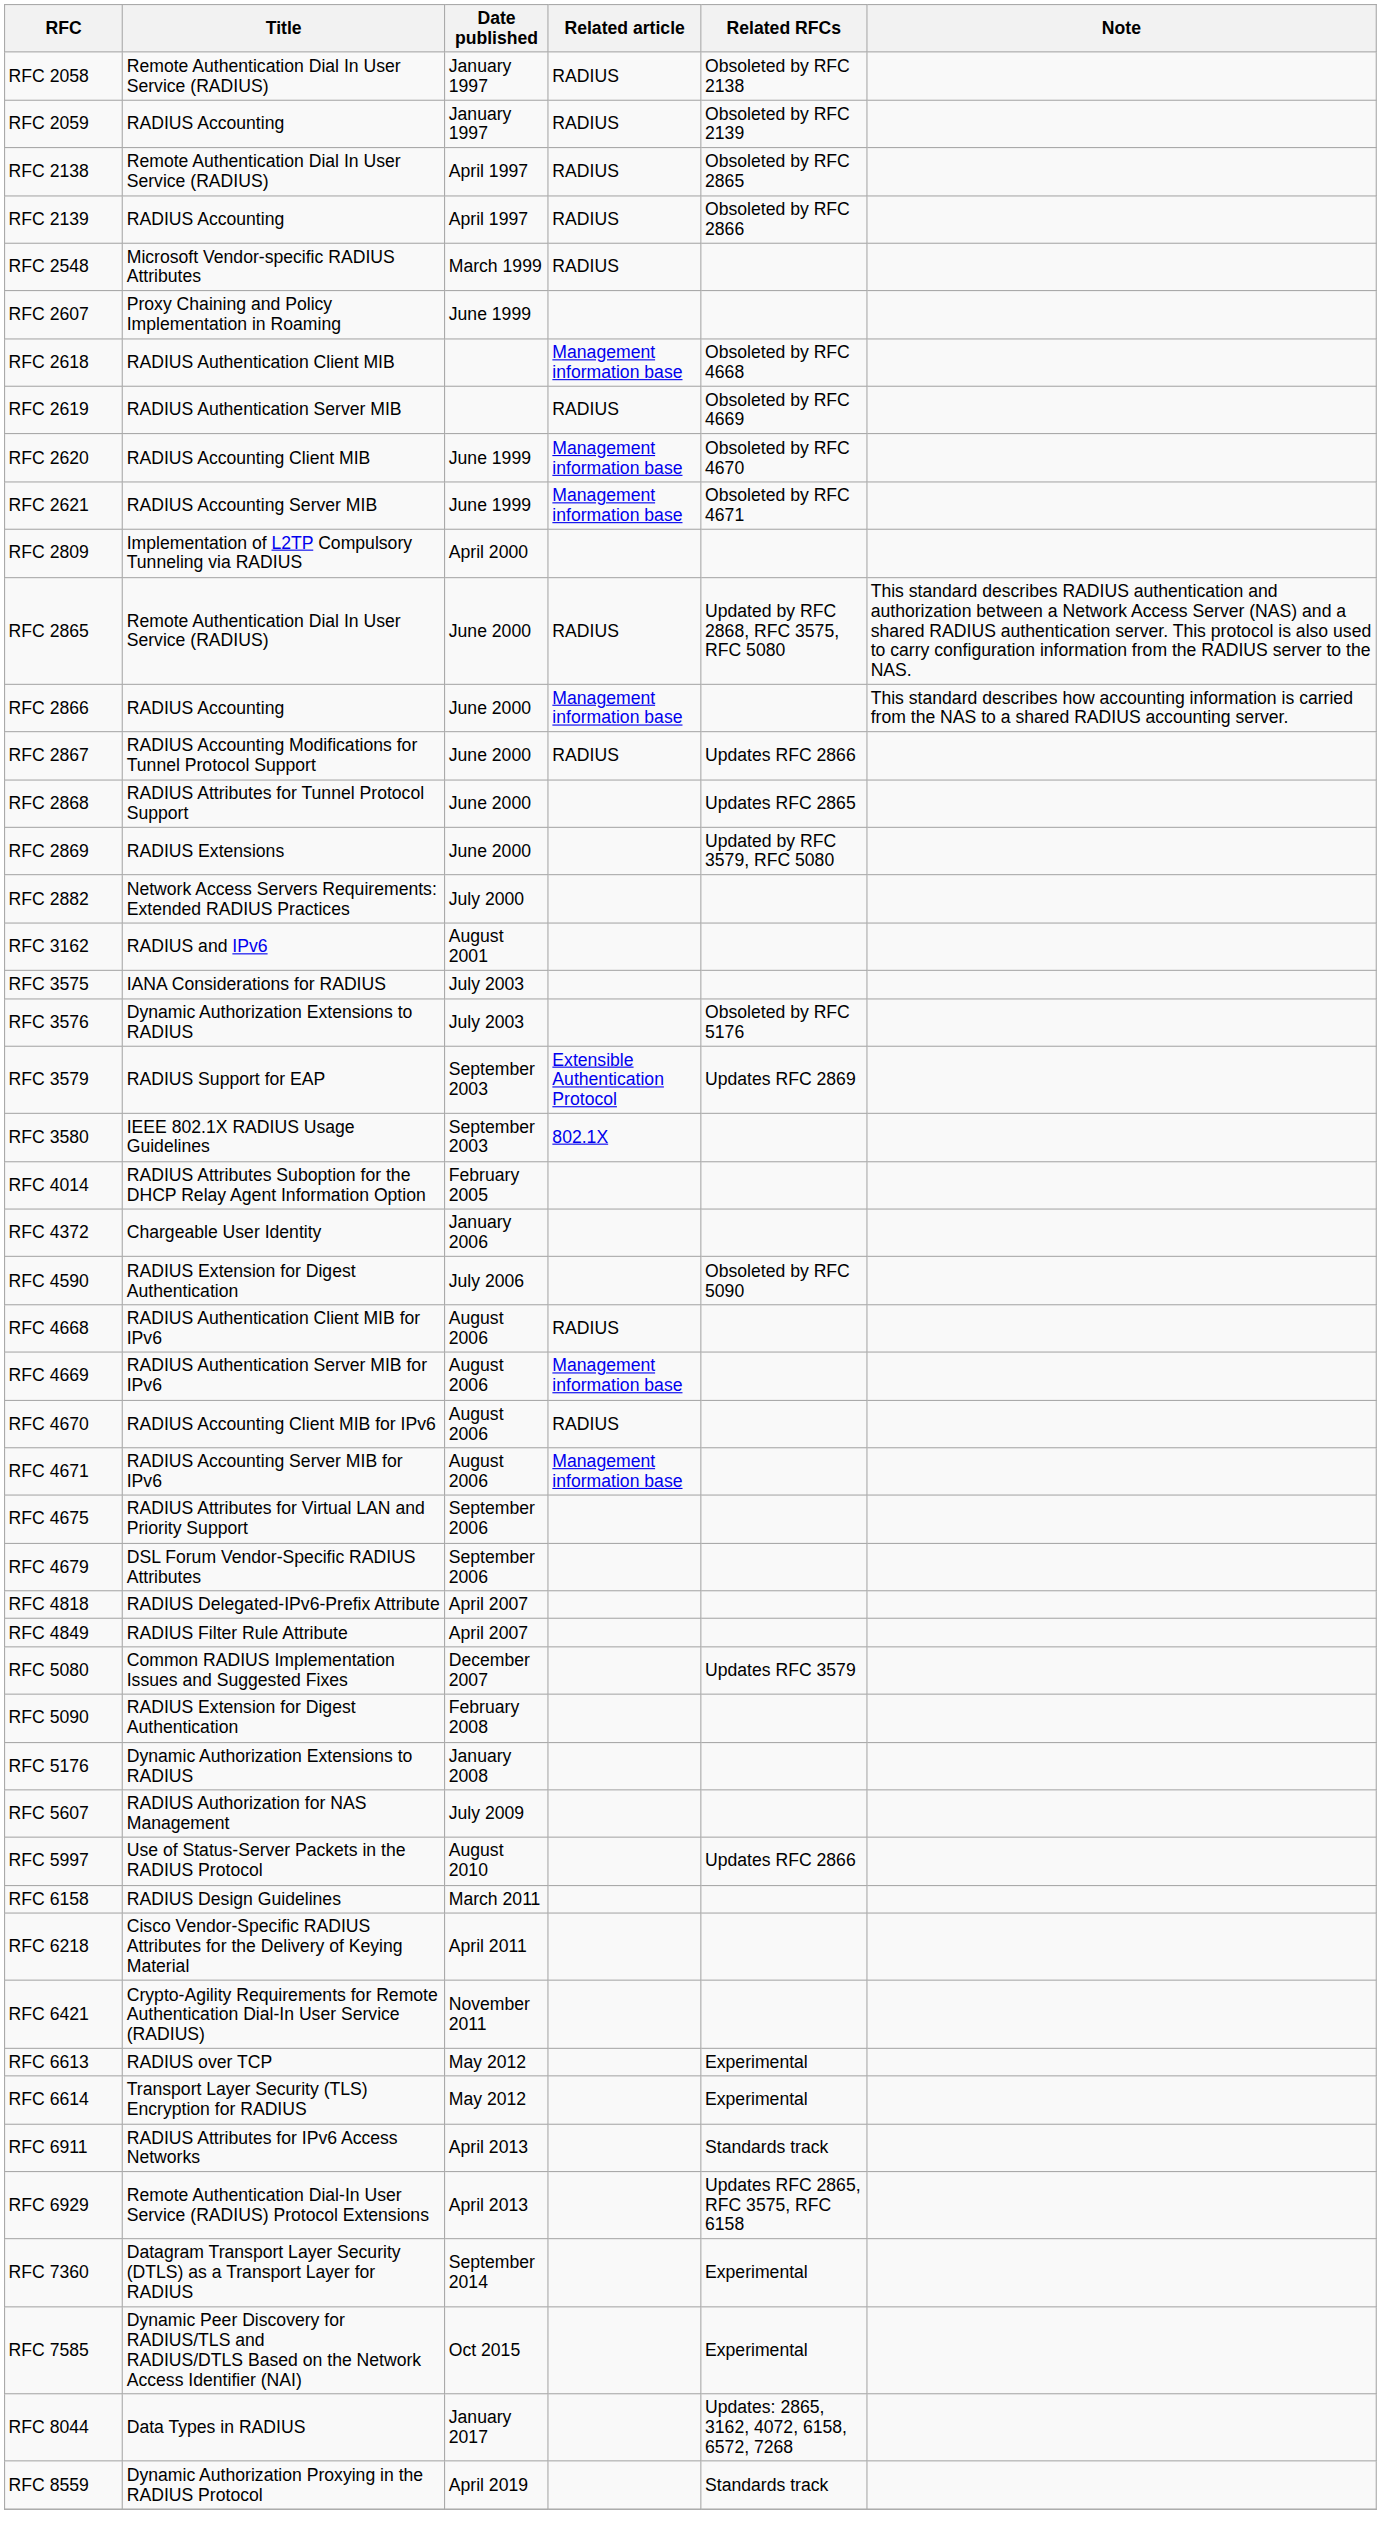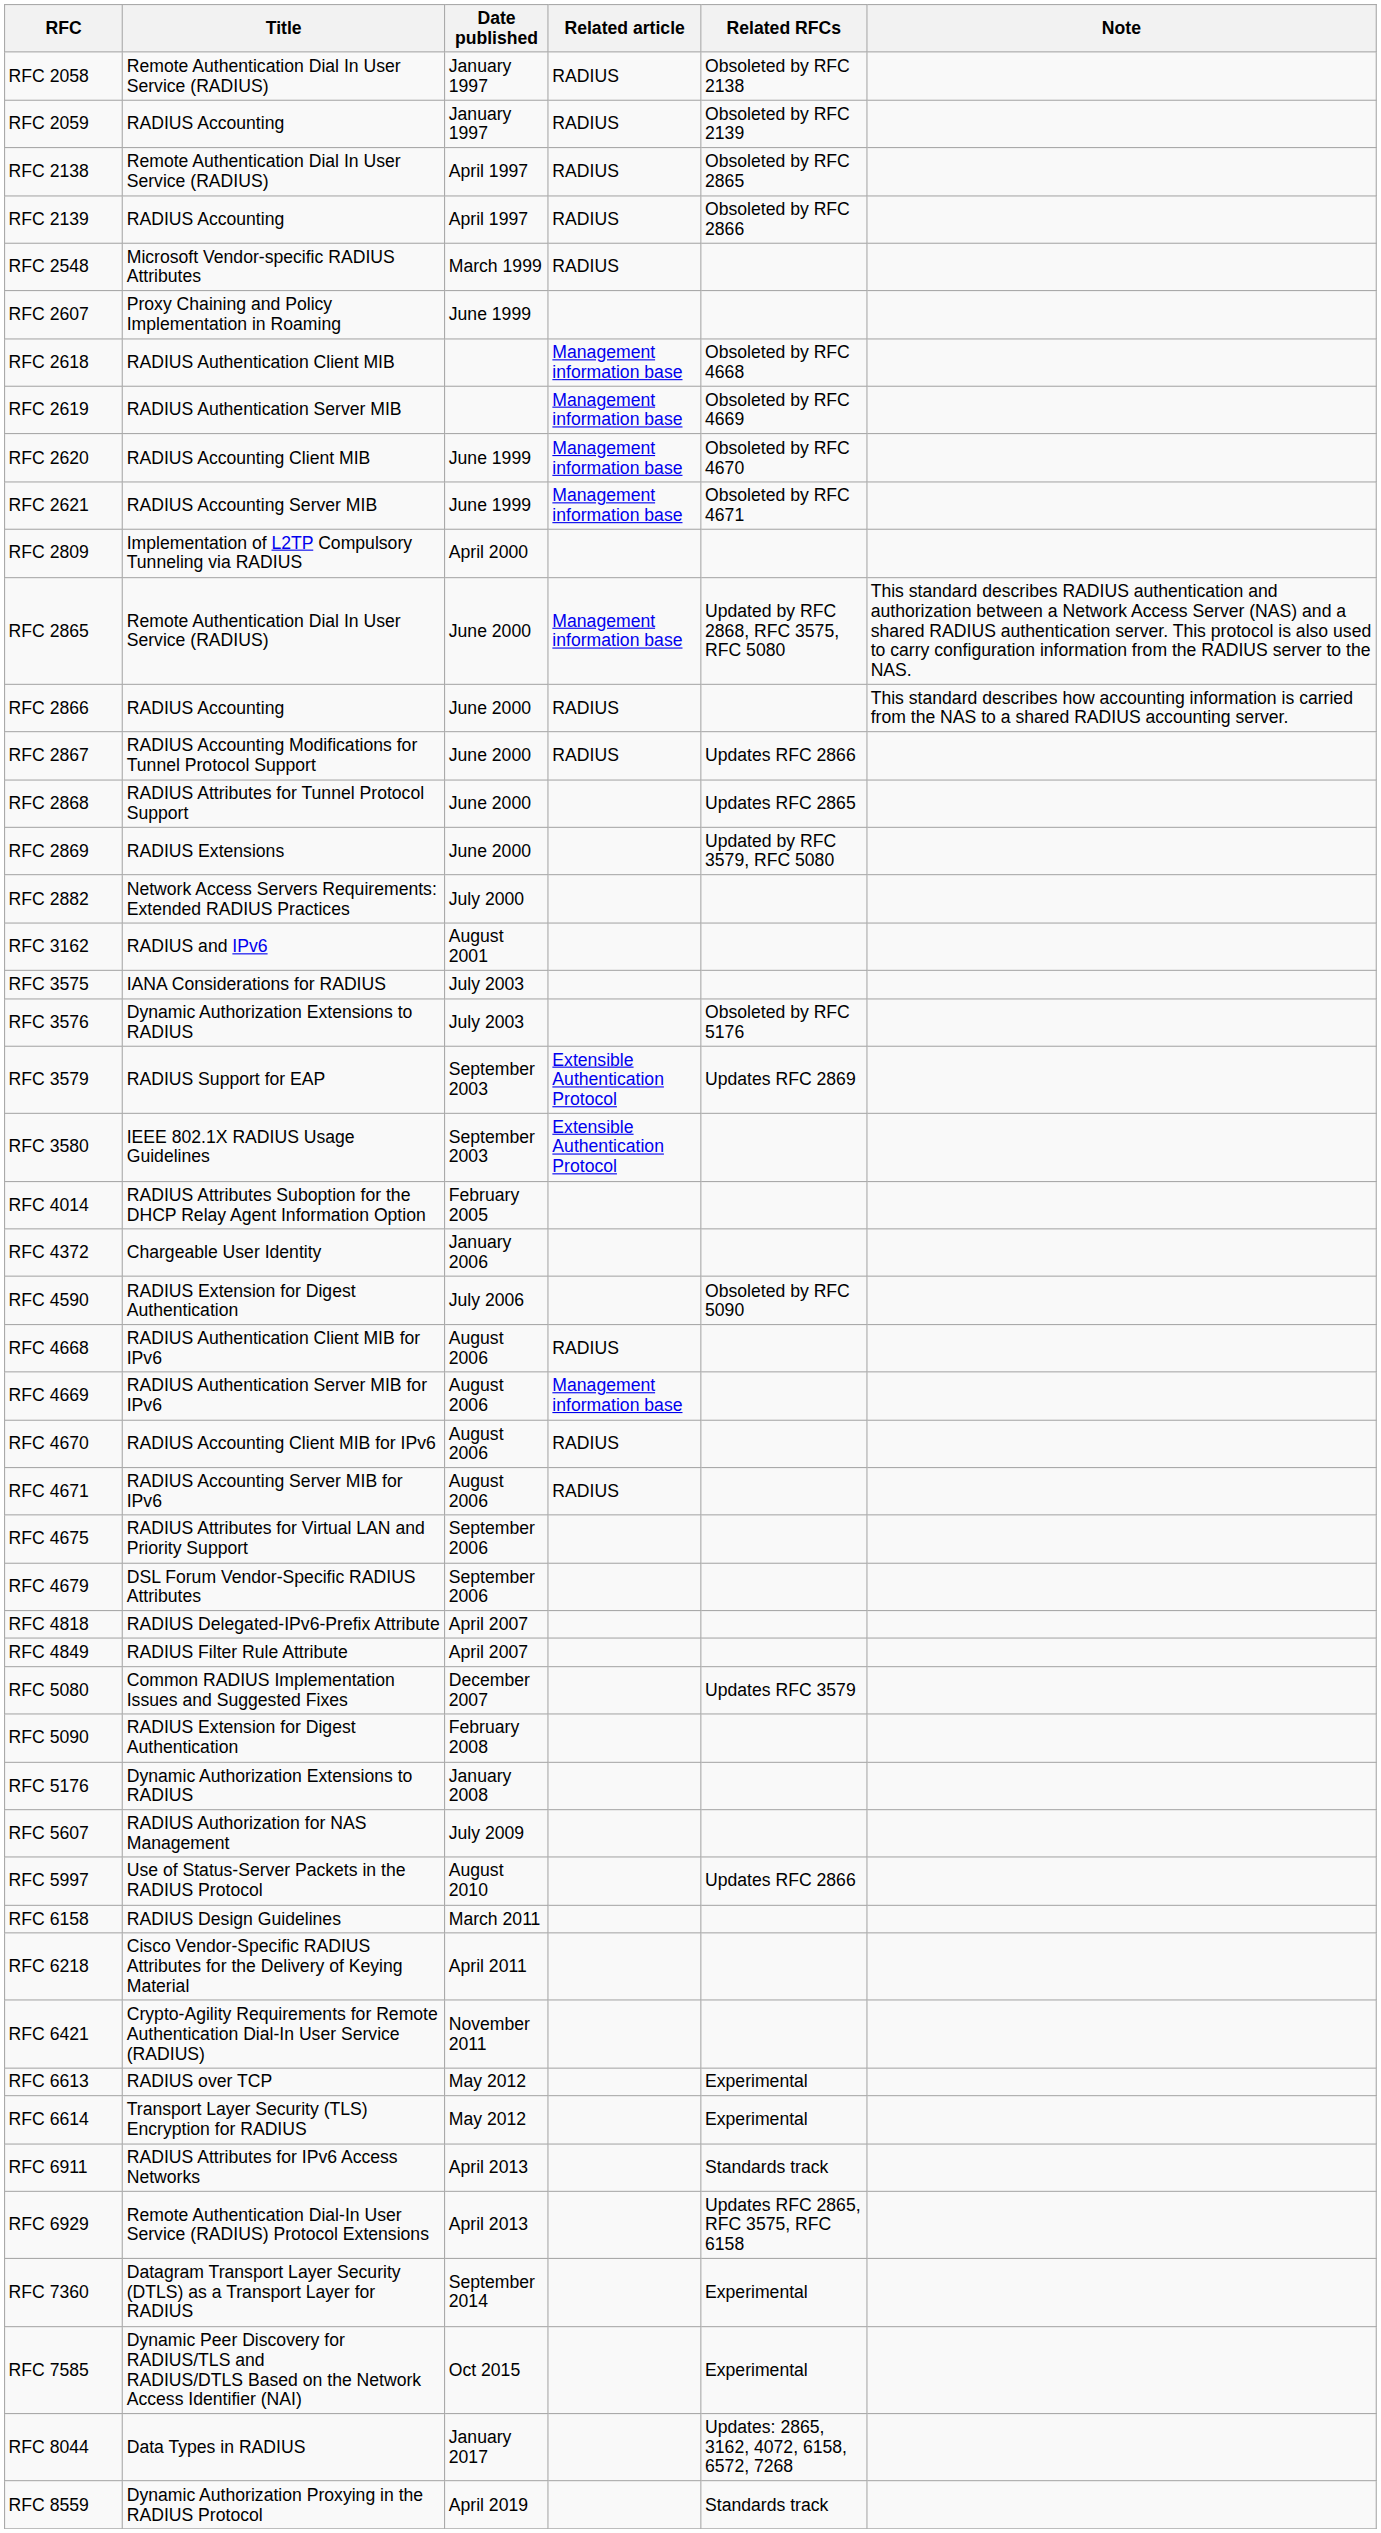(586, 410) RADIUS -> (617, 410) Management information base
(586, 630) RADIUS -> (617, 630) Management information base
(617, 708) Management information base -> (586, 708) RADIUS
(580, 1137) 802.1X -> (608, 1147) Extensible Authentication Protocol
(617, 1471) Management information base -> (586, 1491) RADIUS
